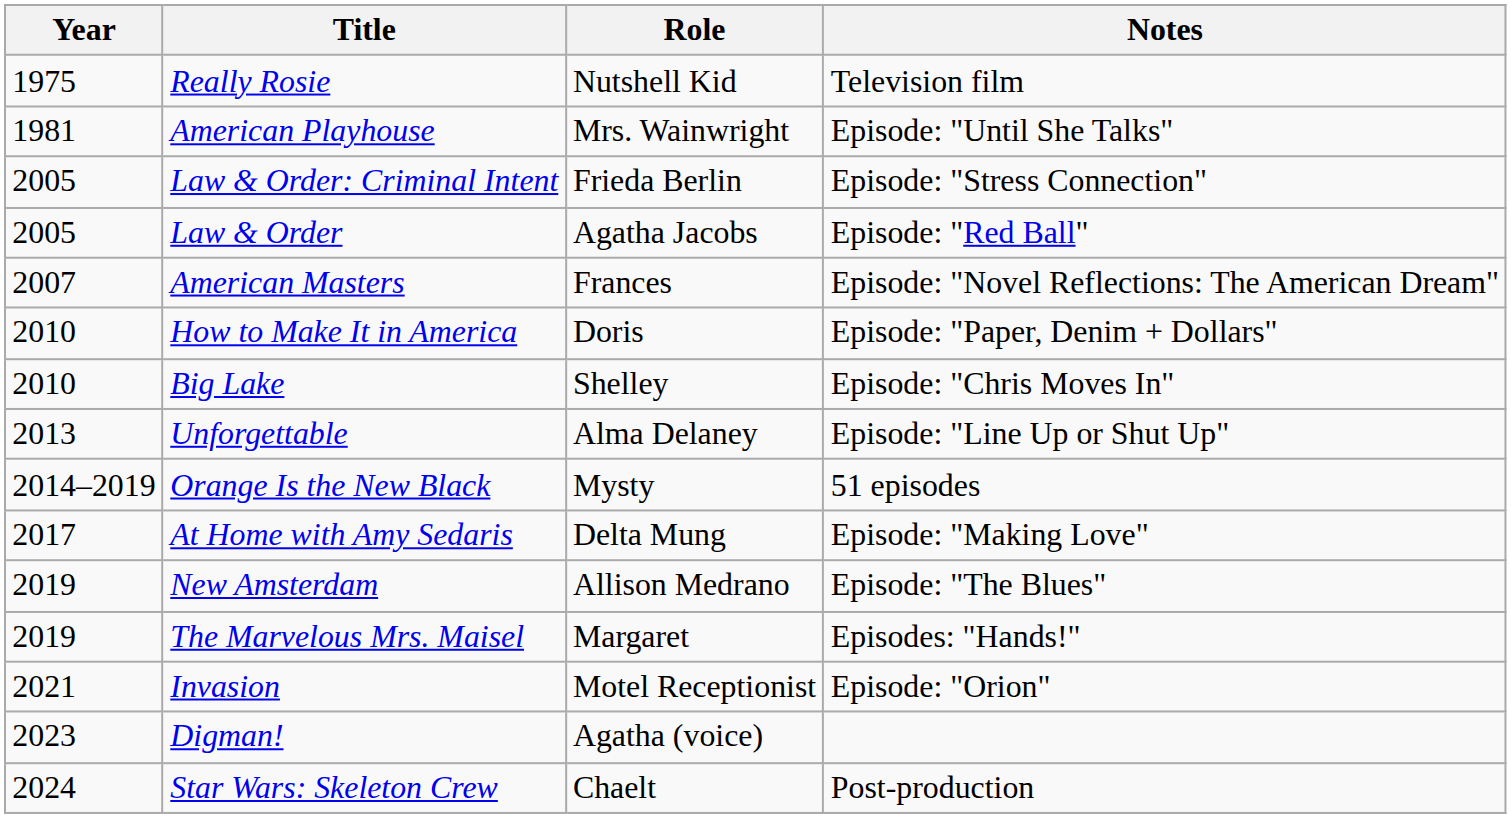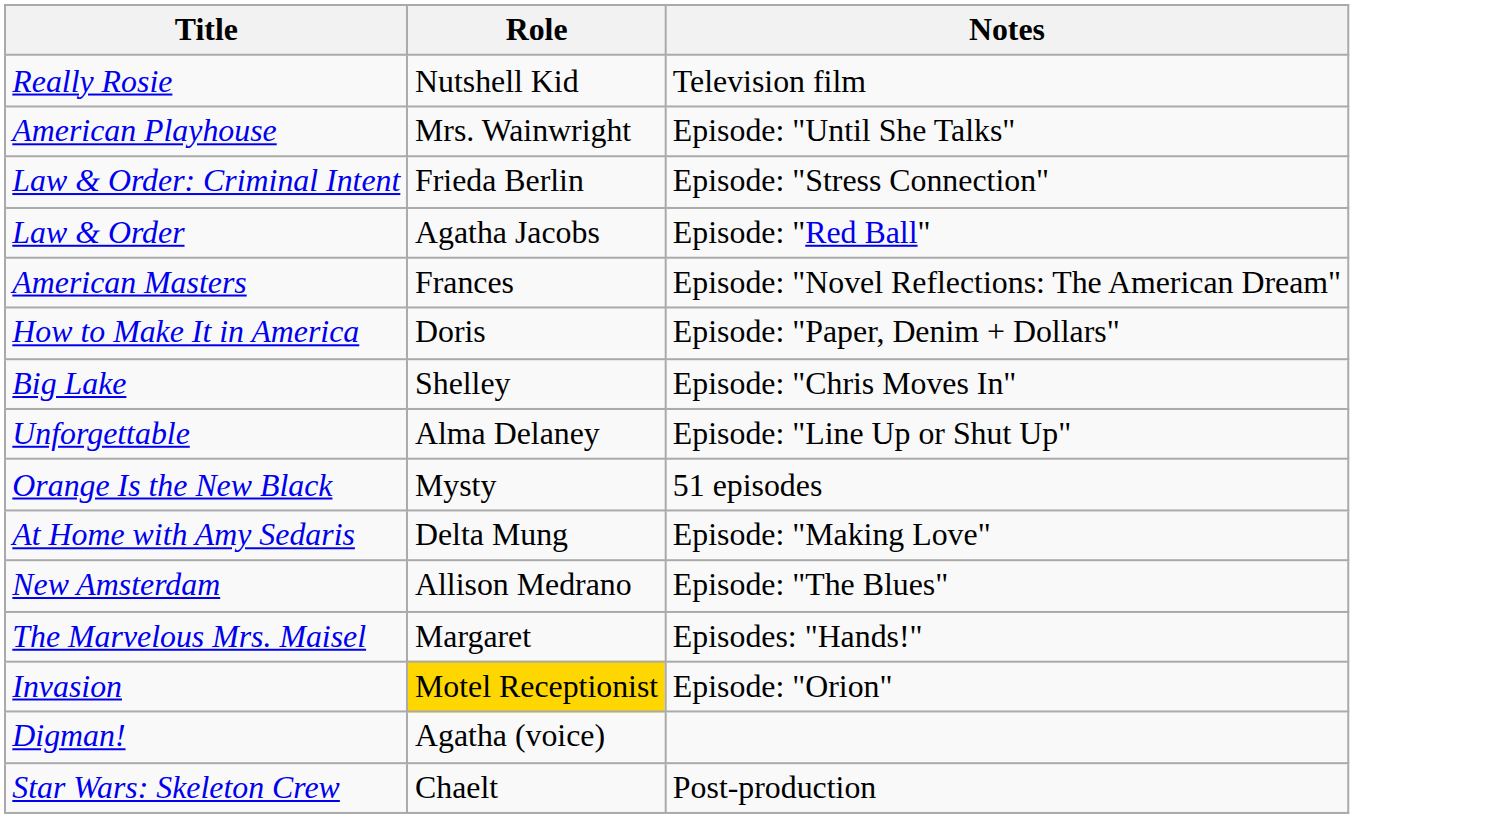- column: (84, 29)
(695, 686) no background -> (537, 686) gold background
